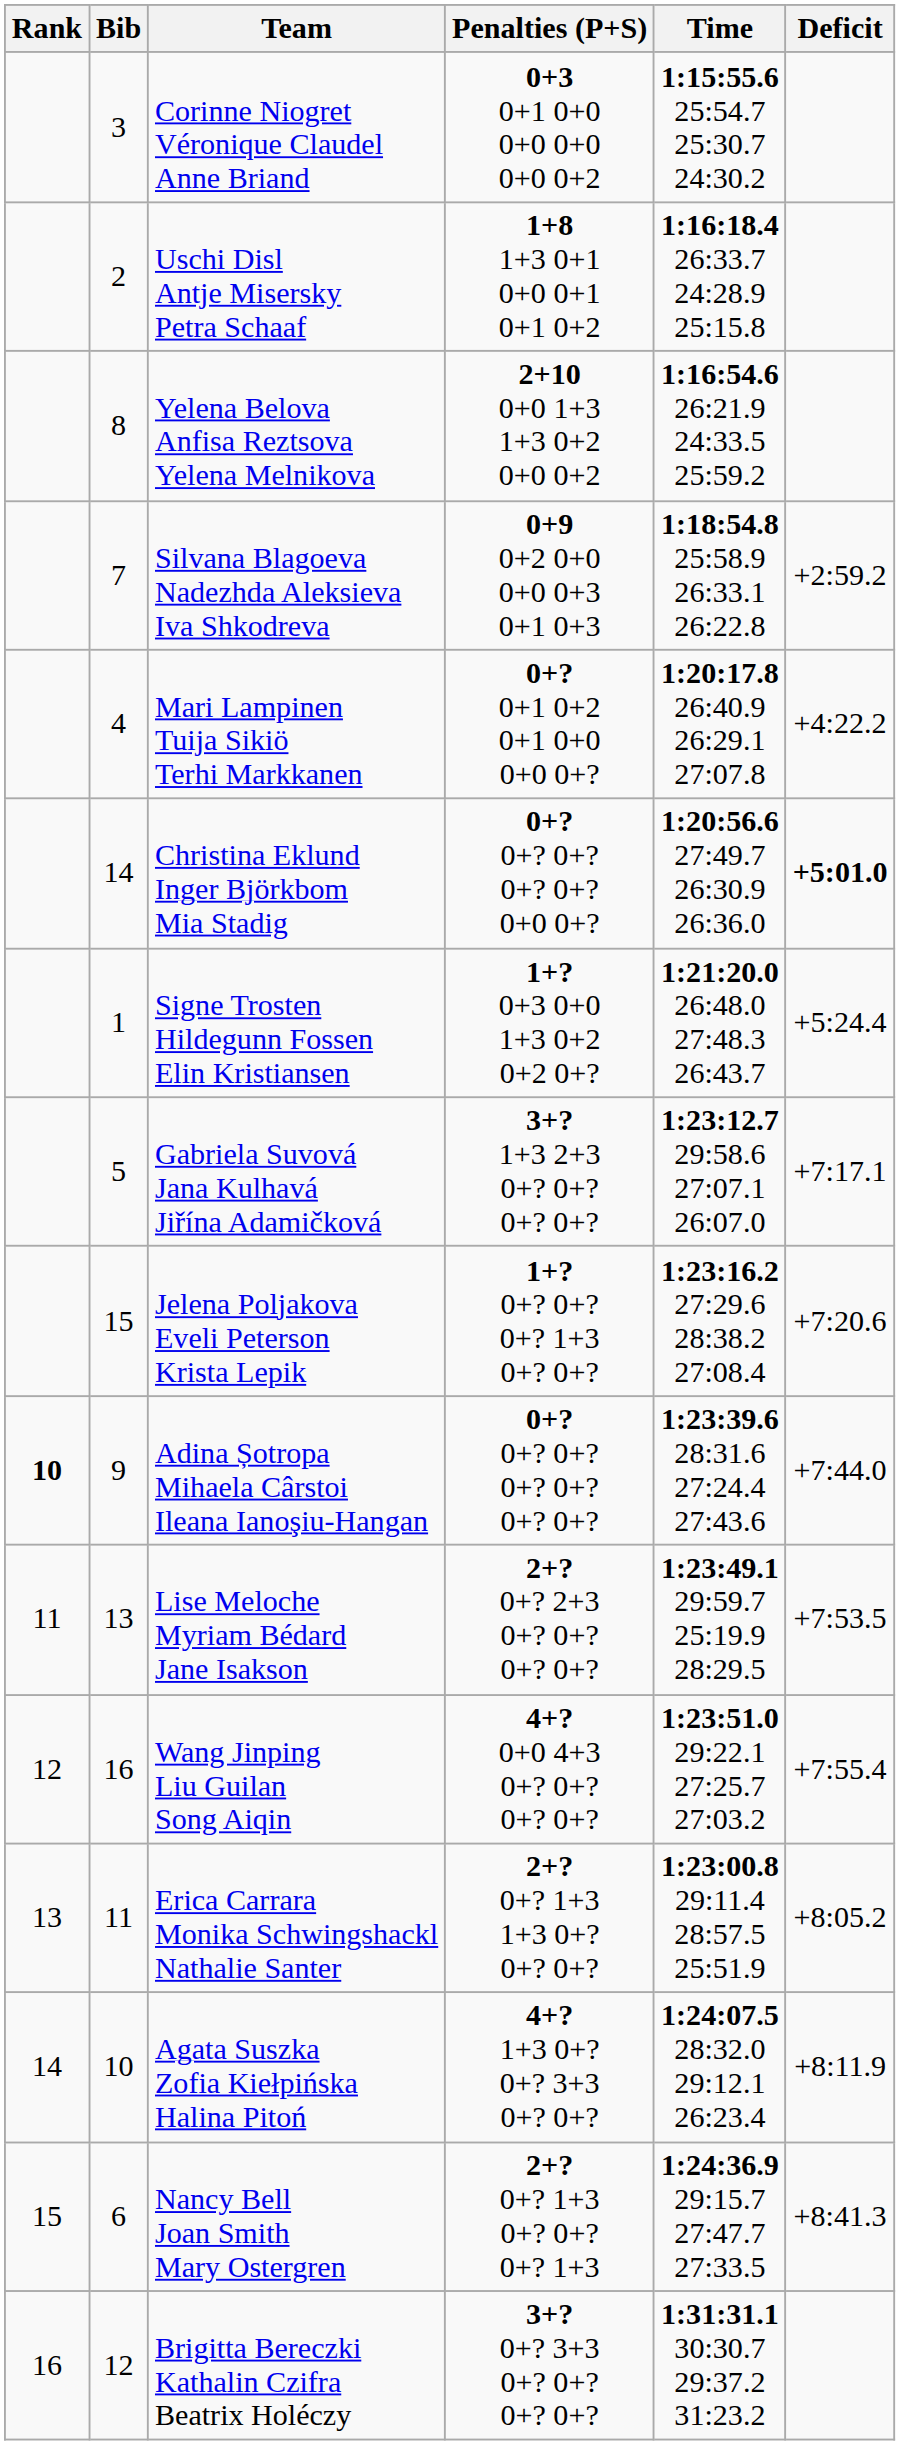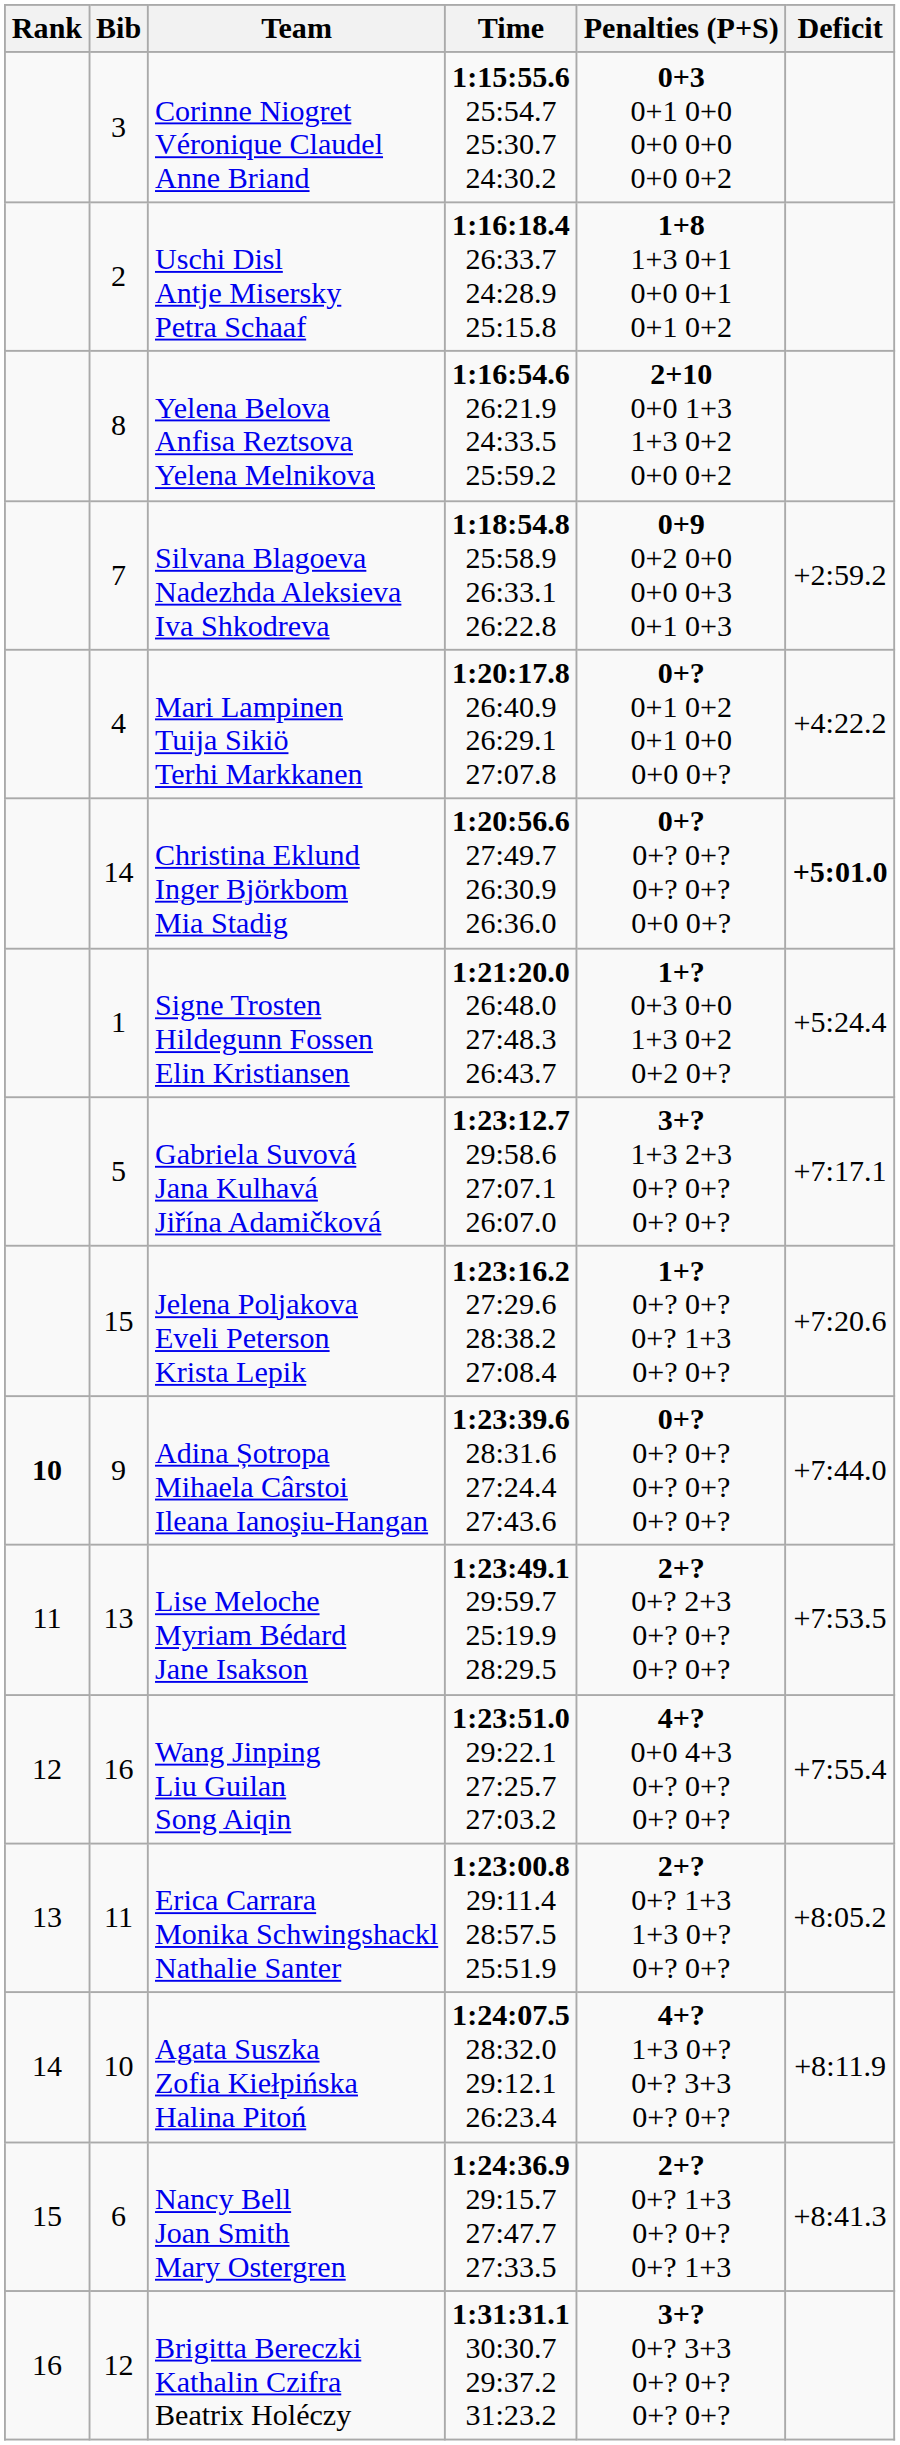columns swapped: (550, 28) <-> (720, 28)
